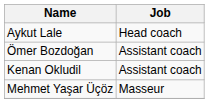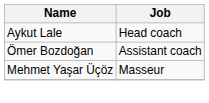- row: (44, 70)
